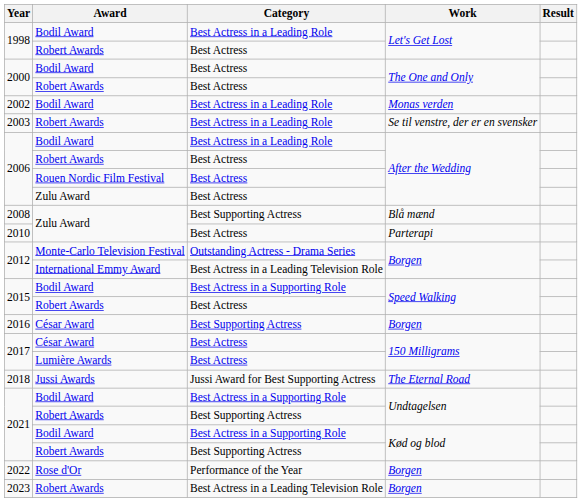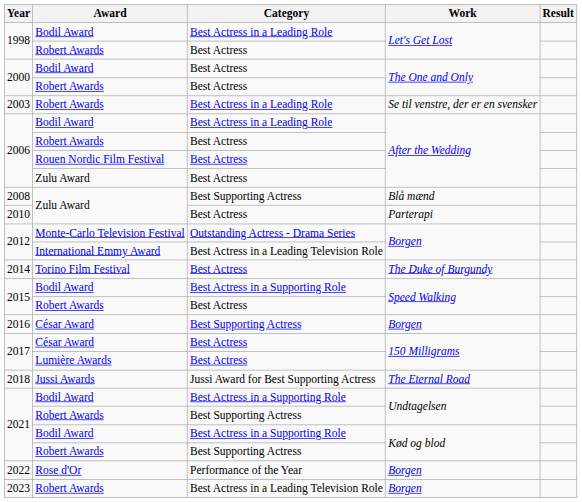- row: (19, 104)
+ row: (19, 269)
